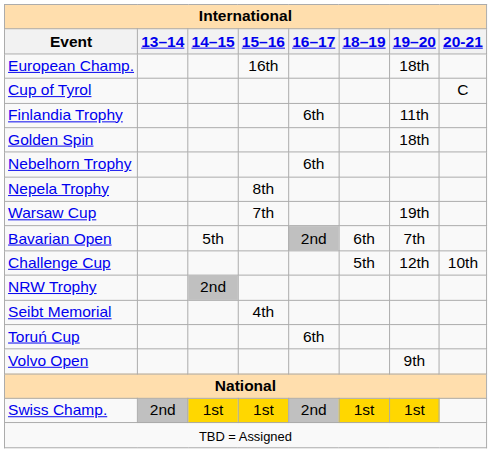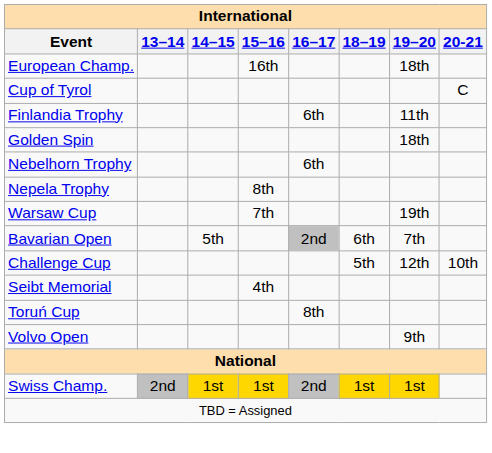- row: (52, 287)
(314, 336) 6th -> (314, 312) 8th
